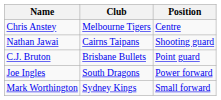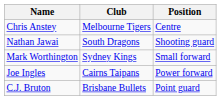(111, 42) Cairns Taipans -> (111, 42) South Dragons
rows swapped: (42, 88) <-> (29, 57)
(111, 73) South Dragons -> (111, 73) Cairns Taipans
